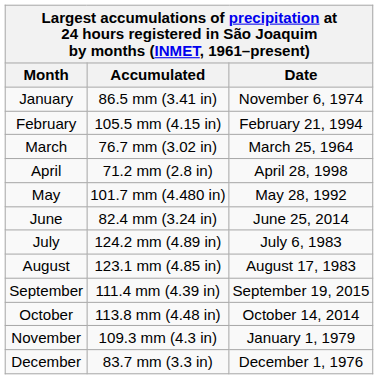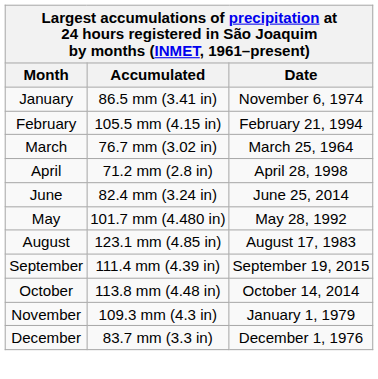rows swapped: (46, 195) <-> (46, 218)
- row: (46, 242)
